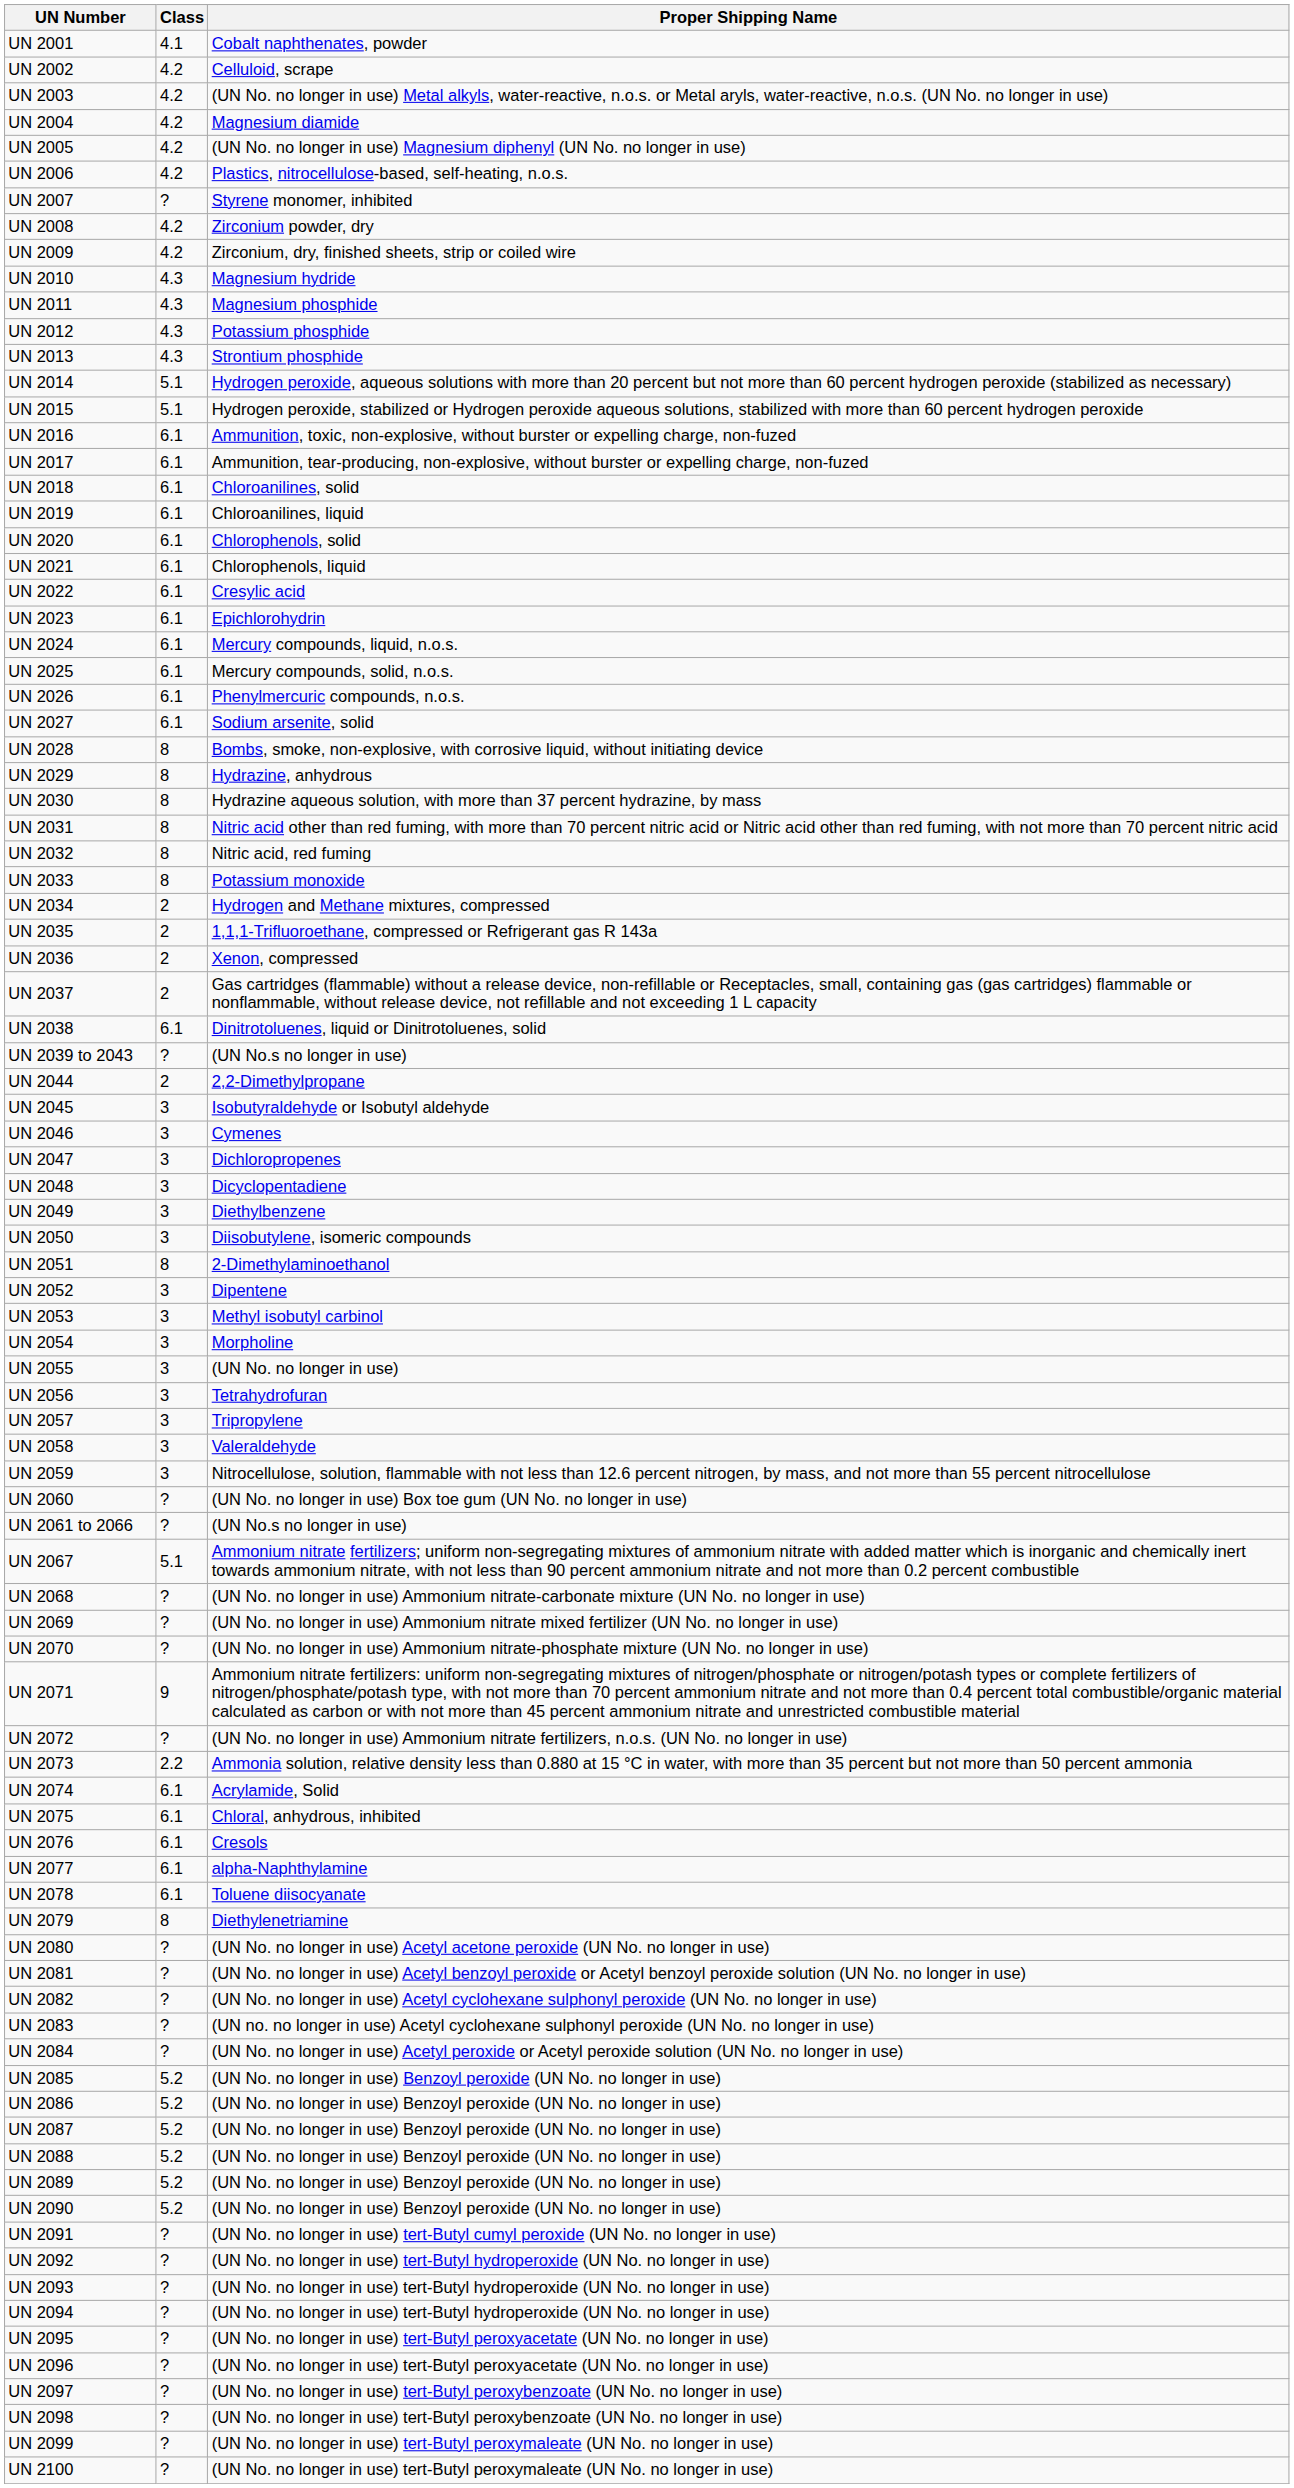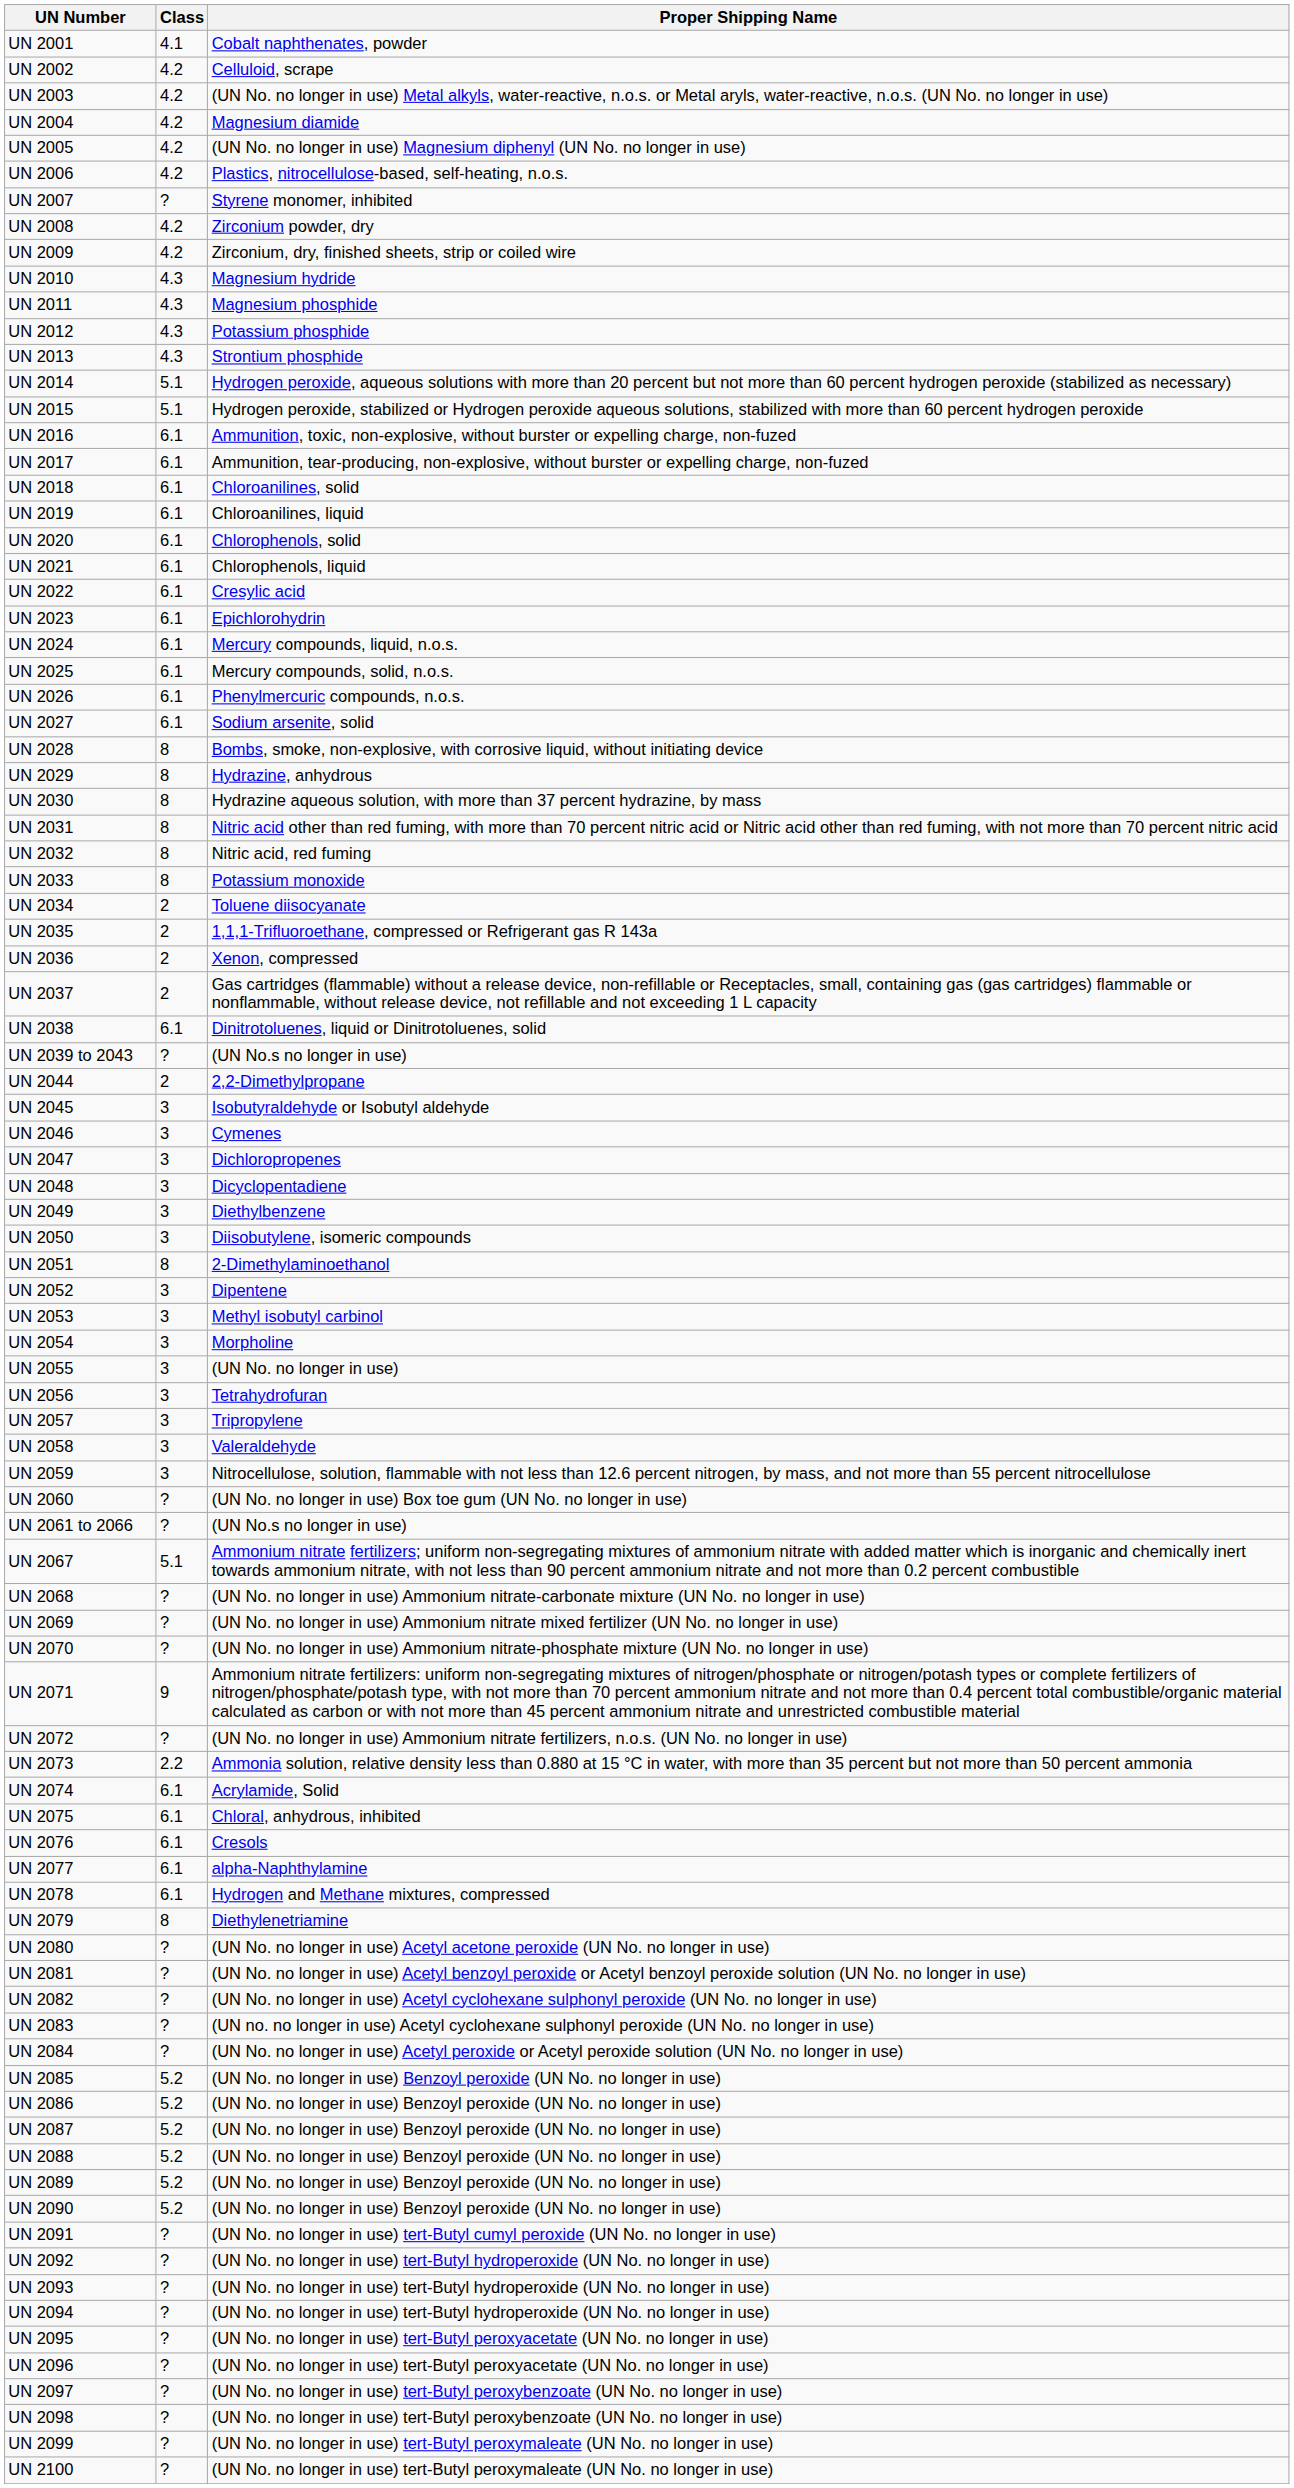(381, 906) Hydrogen and Methane mixtures, compressed -> (289, 906) Toluene diisocyanate
(289, 1895) Toluene diisocyanate -> (381, 1895) Hydrogen and Methane mixtures, compressed
